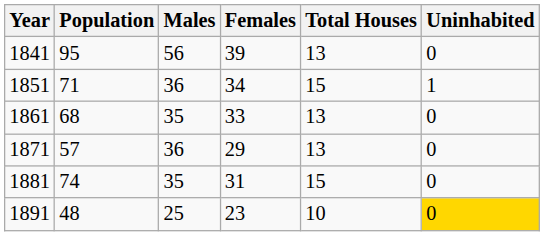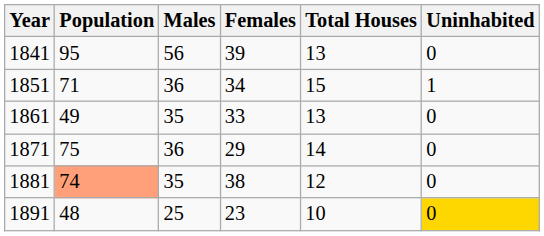(69, 117) 68 -> (69, 117) 49
(69, 149) 57 -> (69, 149) 75
(315, 149) 13 -> (315, 149) 14
(69, 181) no background -> (69, 181) lightsalmon background
(235, 181) 31 -> (235, 181) 38
(315, 181) 15 -> (315, 181) 12
